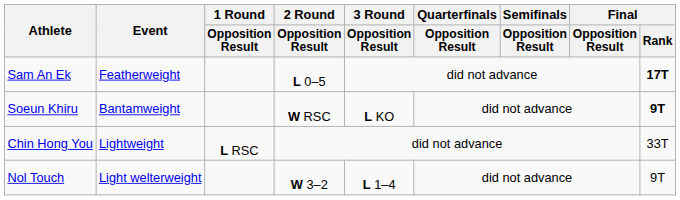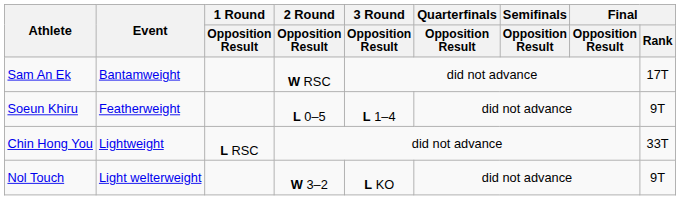(140, 75) Featherweight -> (140, 75) Bantamweight
(309, 82) L 0–5 -> (309, 82) W RSC
(658, 75) bold -> (658, 75) normal
(140, 109) Bantamweight -> (140, 109) Featherweight
(309, 116) W RSC -> (309, 116) L 0–5
(379, 116) L KO -> (379, 116) L 1–4
(658, 109) bold -> (658, 109) normal
(379, 185) L 1–4 -> (379, 185) L KO
